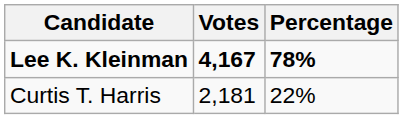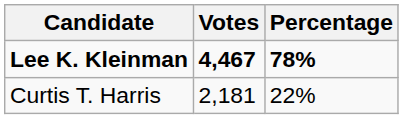(227, 58) 4,167 -> (227, 58) 4,467
